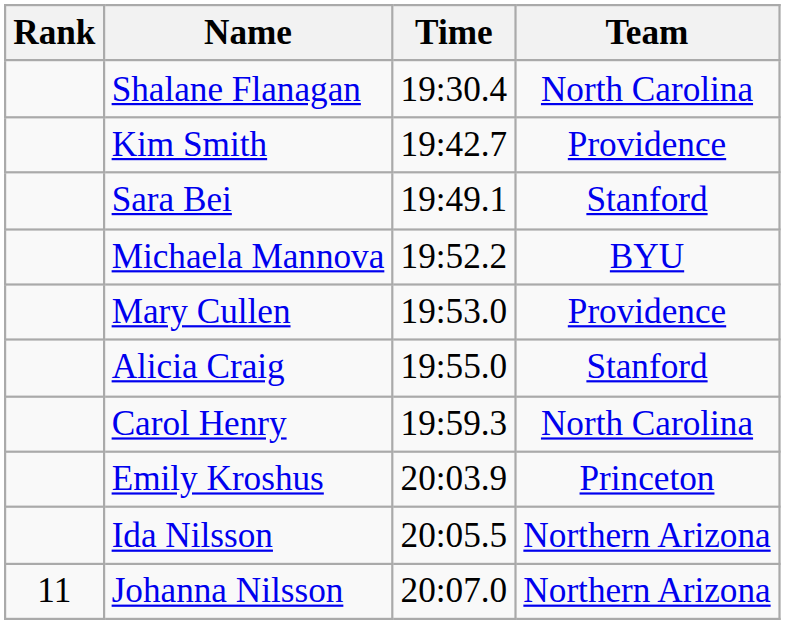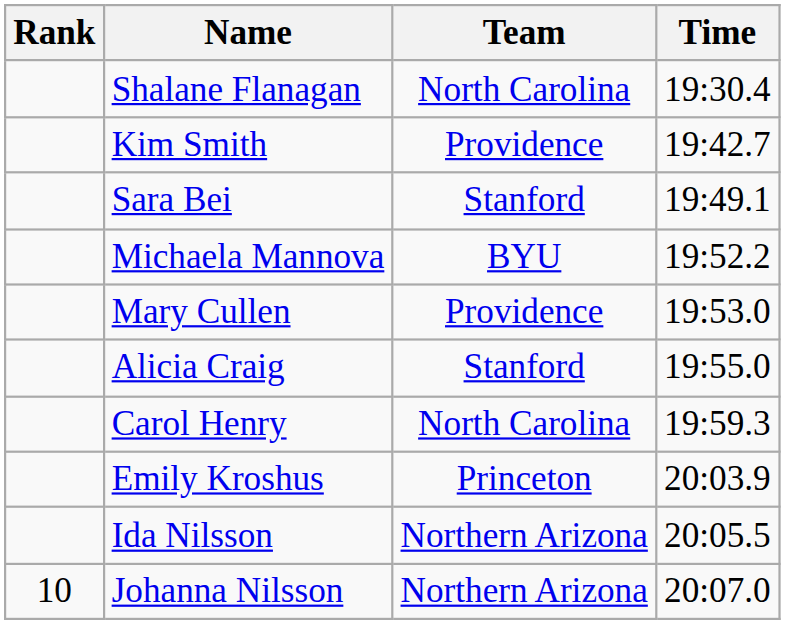columns swapped: (647, 32) <-> (454, 32)
(54, 590) 11 -> (54, 590) 10
